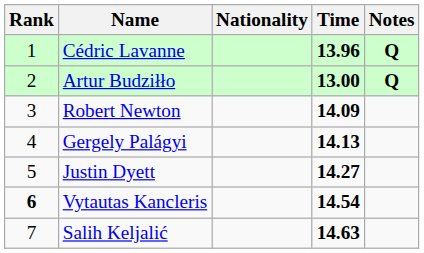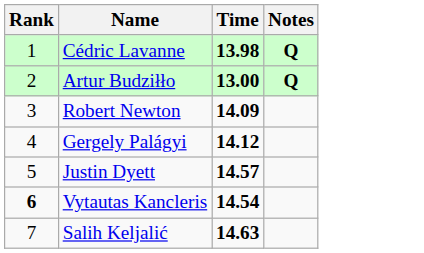- column: (262, 19)
(338, 50) 13.96 -> (238, 50) 13.98
(338, 141) 14.13 -> (238, 141) 14.12
(338, 171) 14.27 -> (238, 171) 14.57
